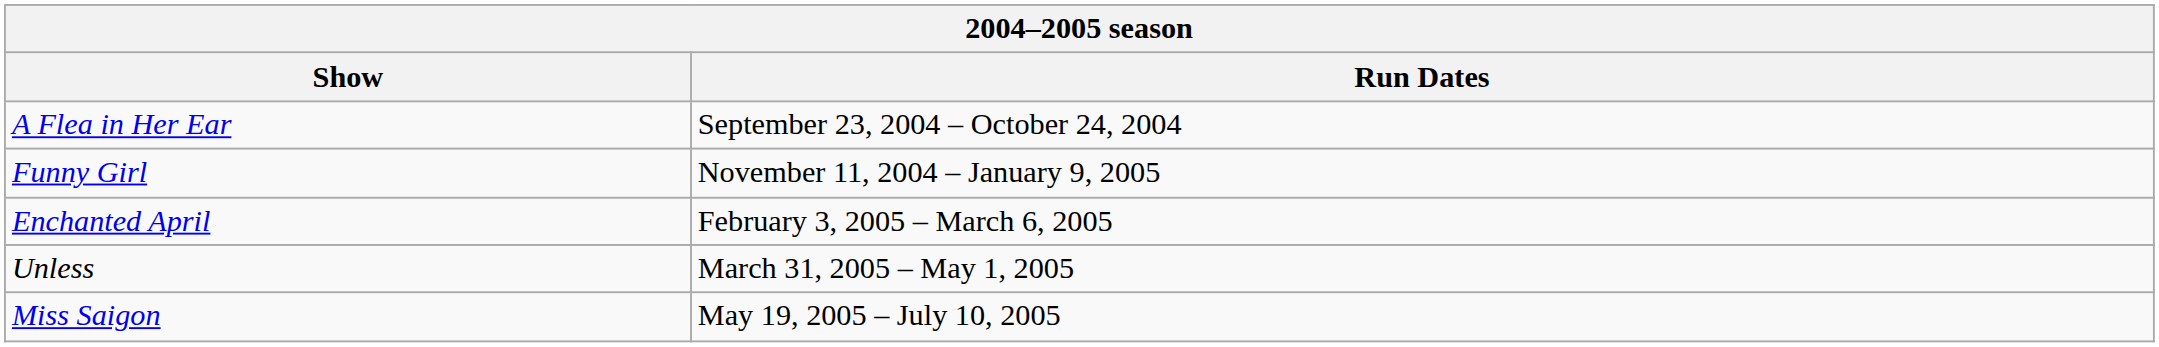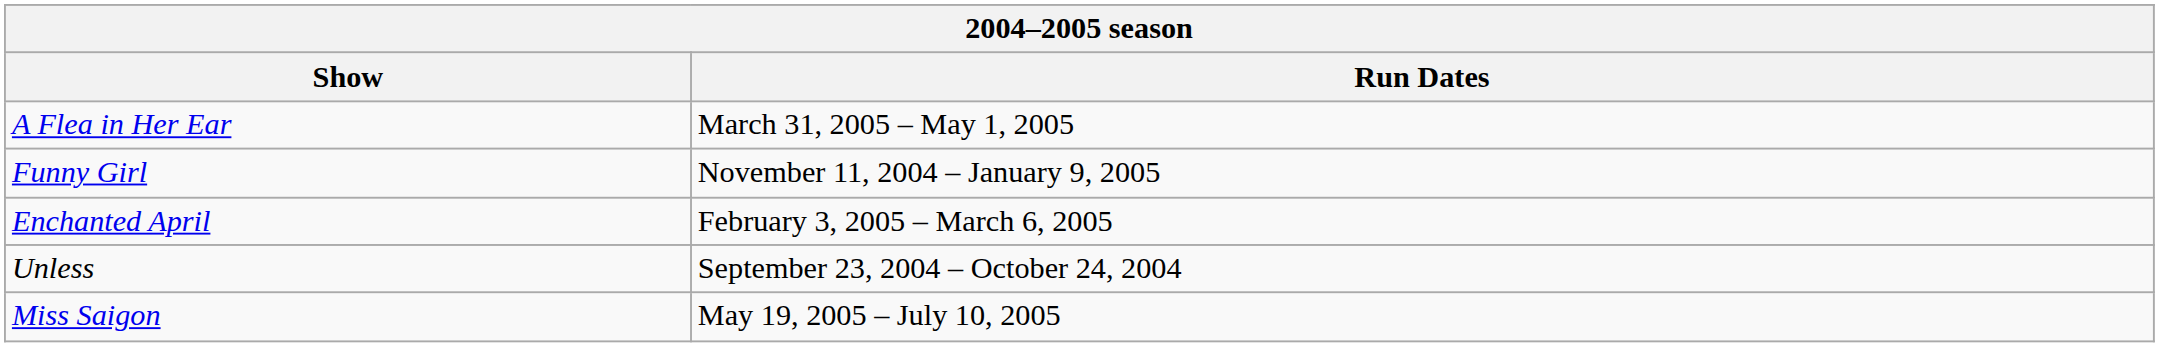(940, 124) September 23, 2004 – October 24, 2004 -> (886, 124) March 31, 2005 – May 1, 2005
(886, 268) March 31, 2005 – May 1, 2005 -> (940, 268) September 23, 2004 – October 24, 2004
